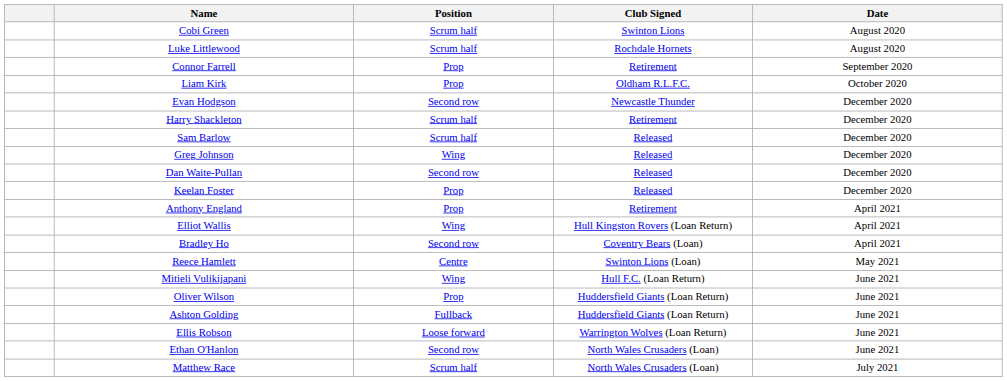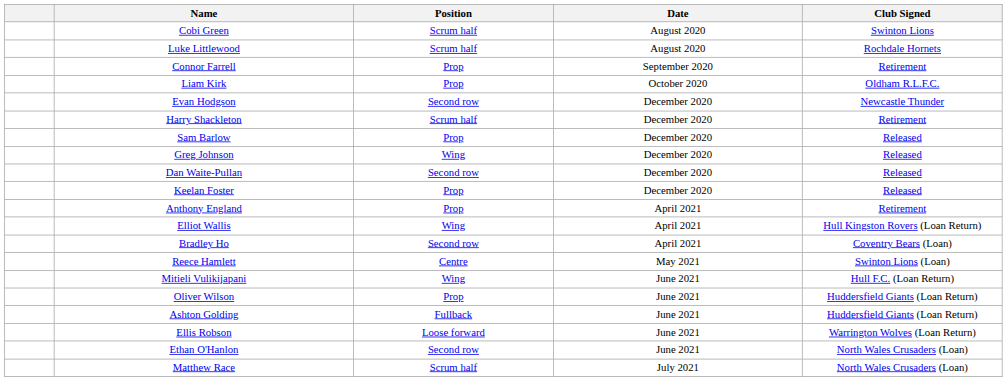columns swapped: (653, 12) <-> (877, 12)
(453, 137) Scrum half -> (453, 137) Prop
